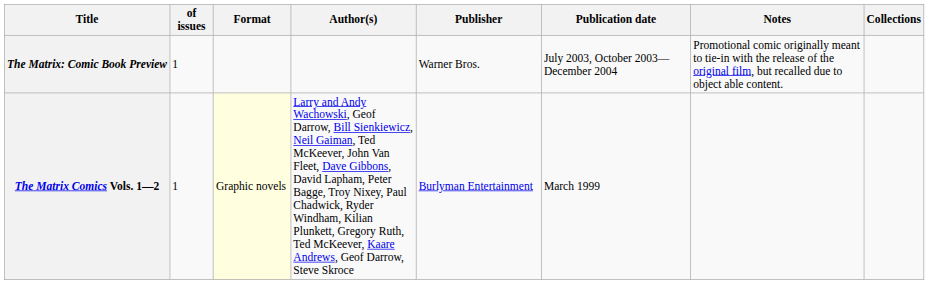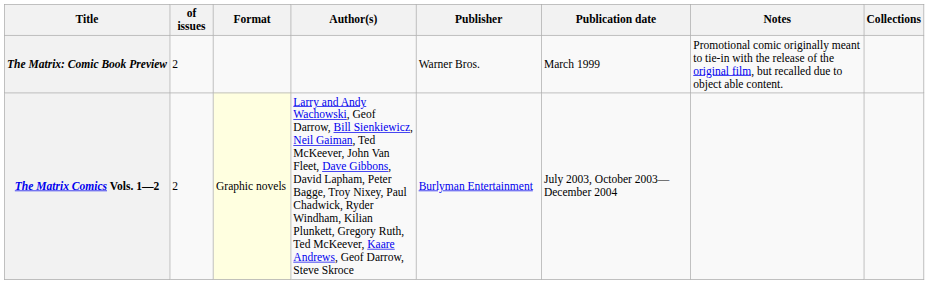(175, 64) 1 -> (175, 64) 2
(607, 64) July 2003, October 2003—December 2004 -> (572, 64) March 1999
(175, 186) 1 -> (175, 186) 2
(572, 186) March 1999 -> (607, 186) July 2003, October 2003—December 2004
